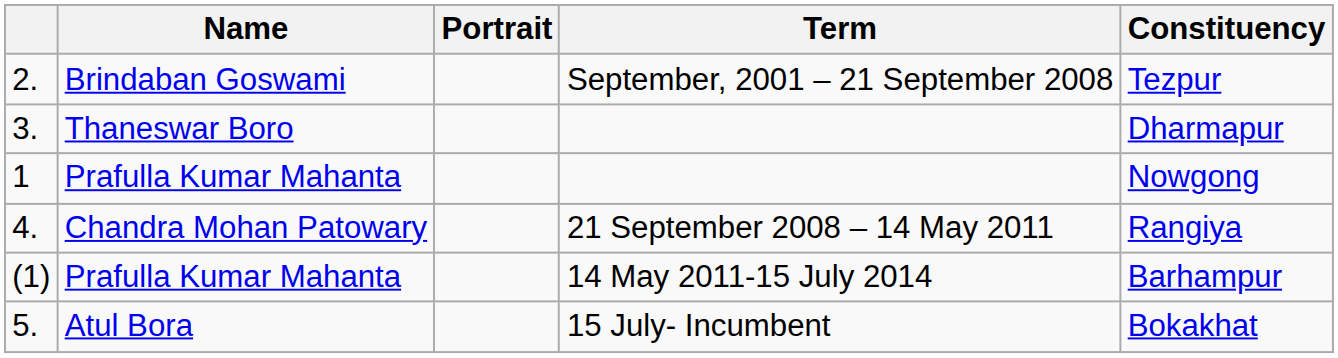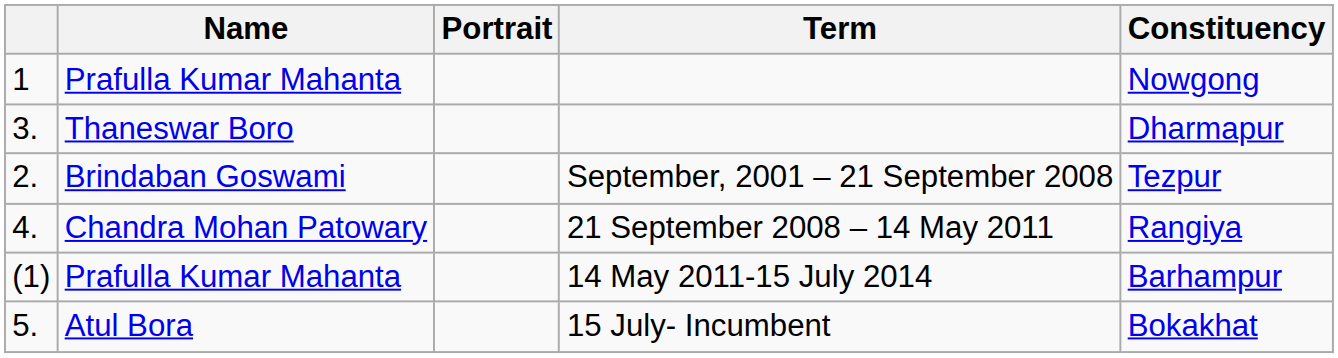rows swapped: (21, 177) <-> (25, 78)
